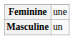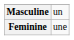rows swapped: (28, 27) <-> (28, 12)
